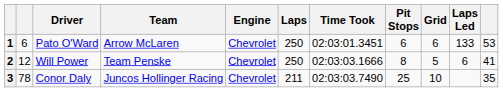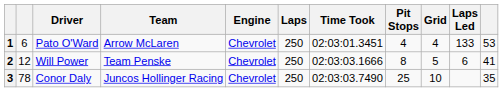(403, 43) 6 -> (403, 43) 4
(435, 43) 6 -> (435, 43) 4
(294, 78) 211 -> (294, 78) 250
